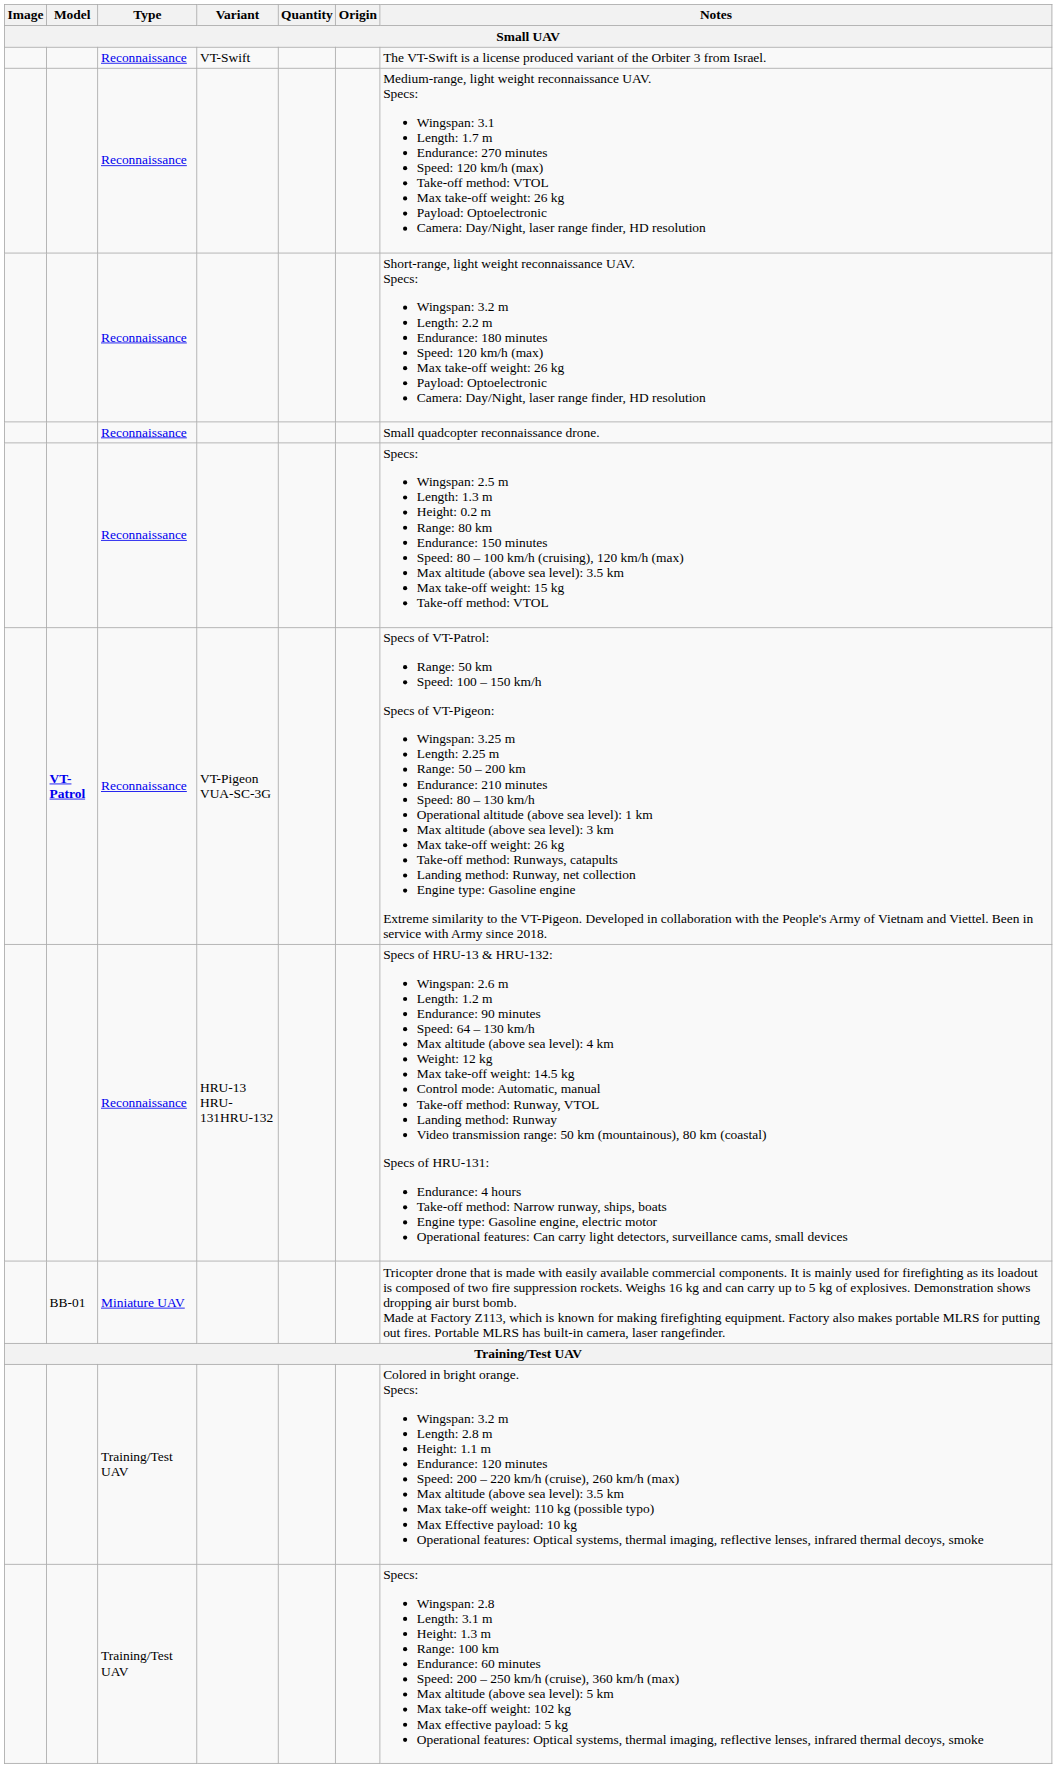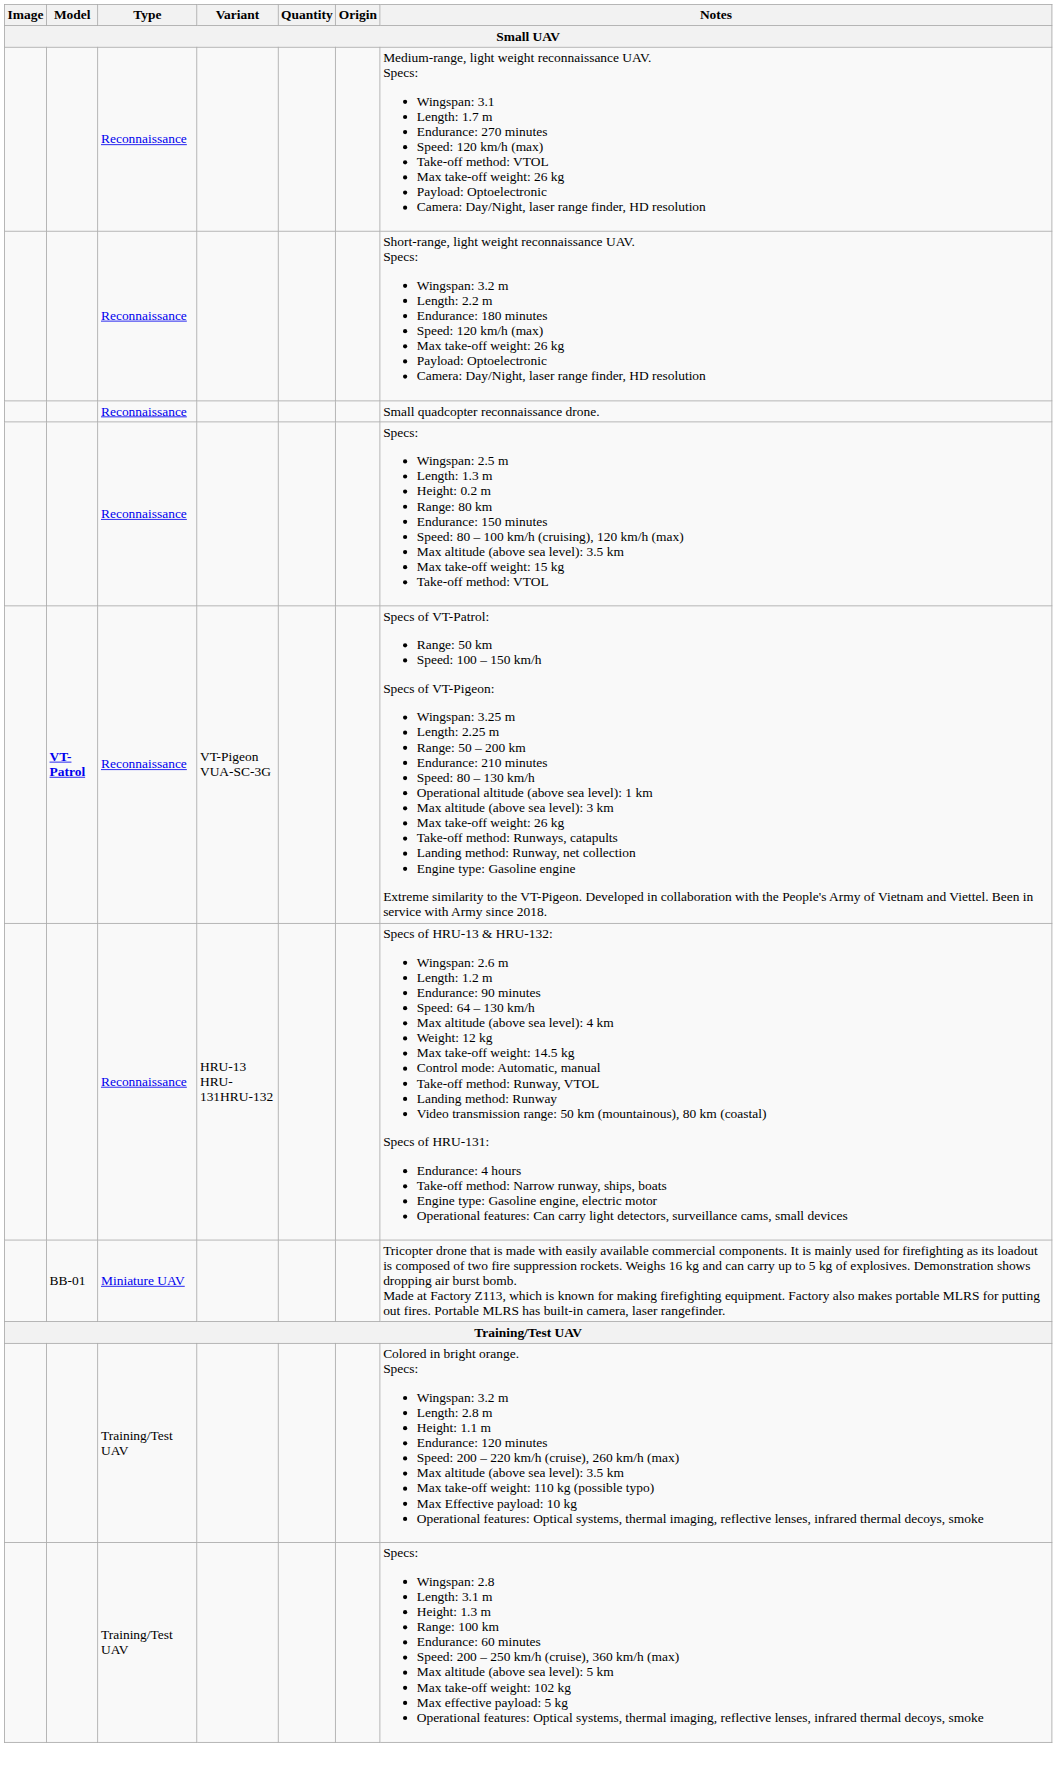- row: (144, 57)
